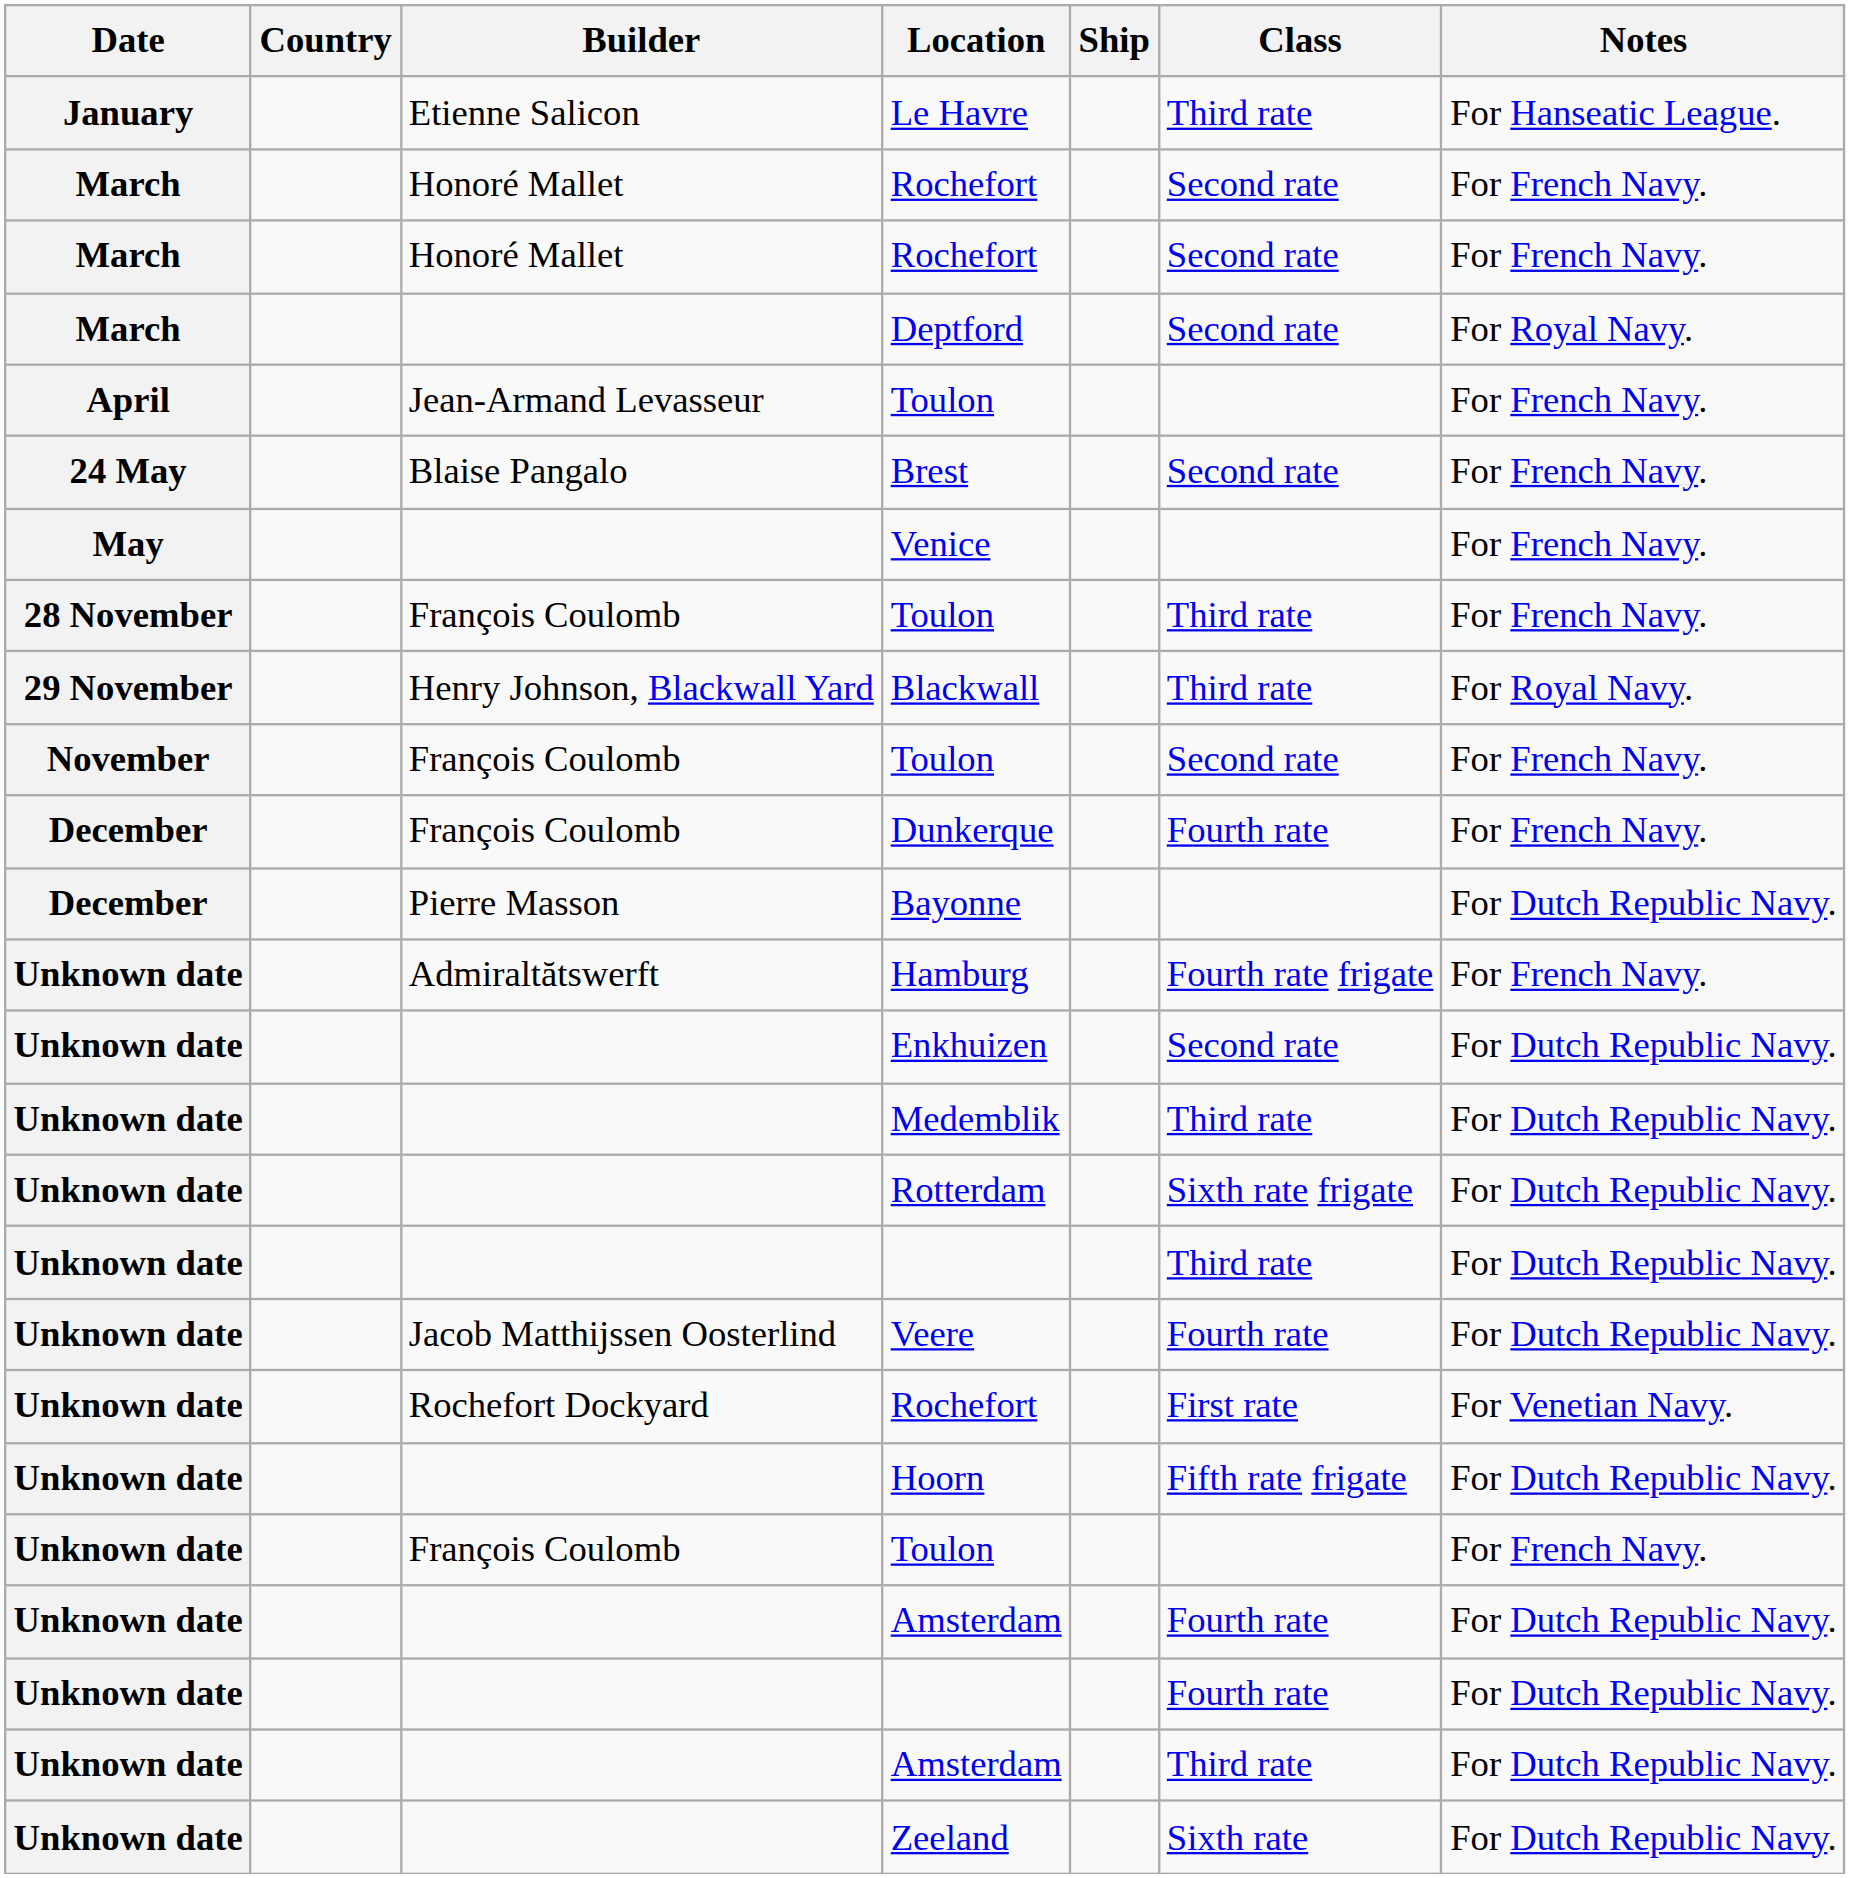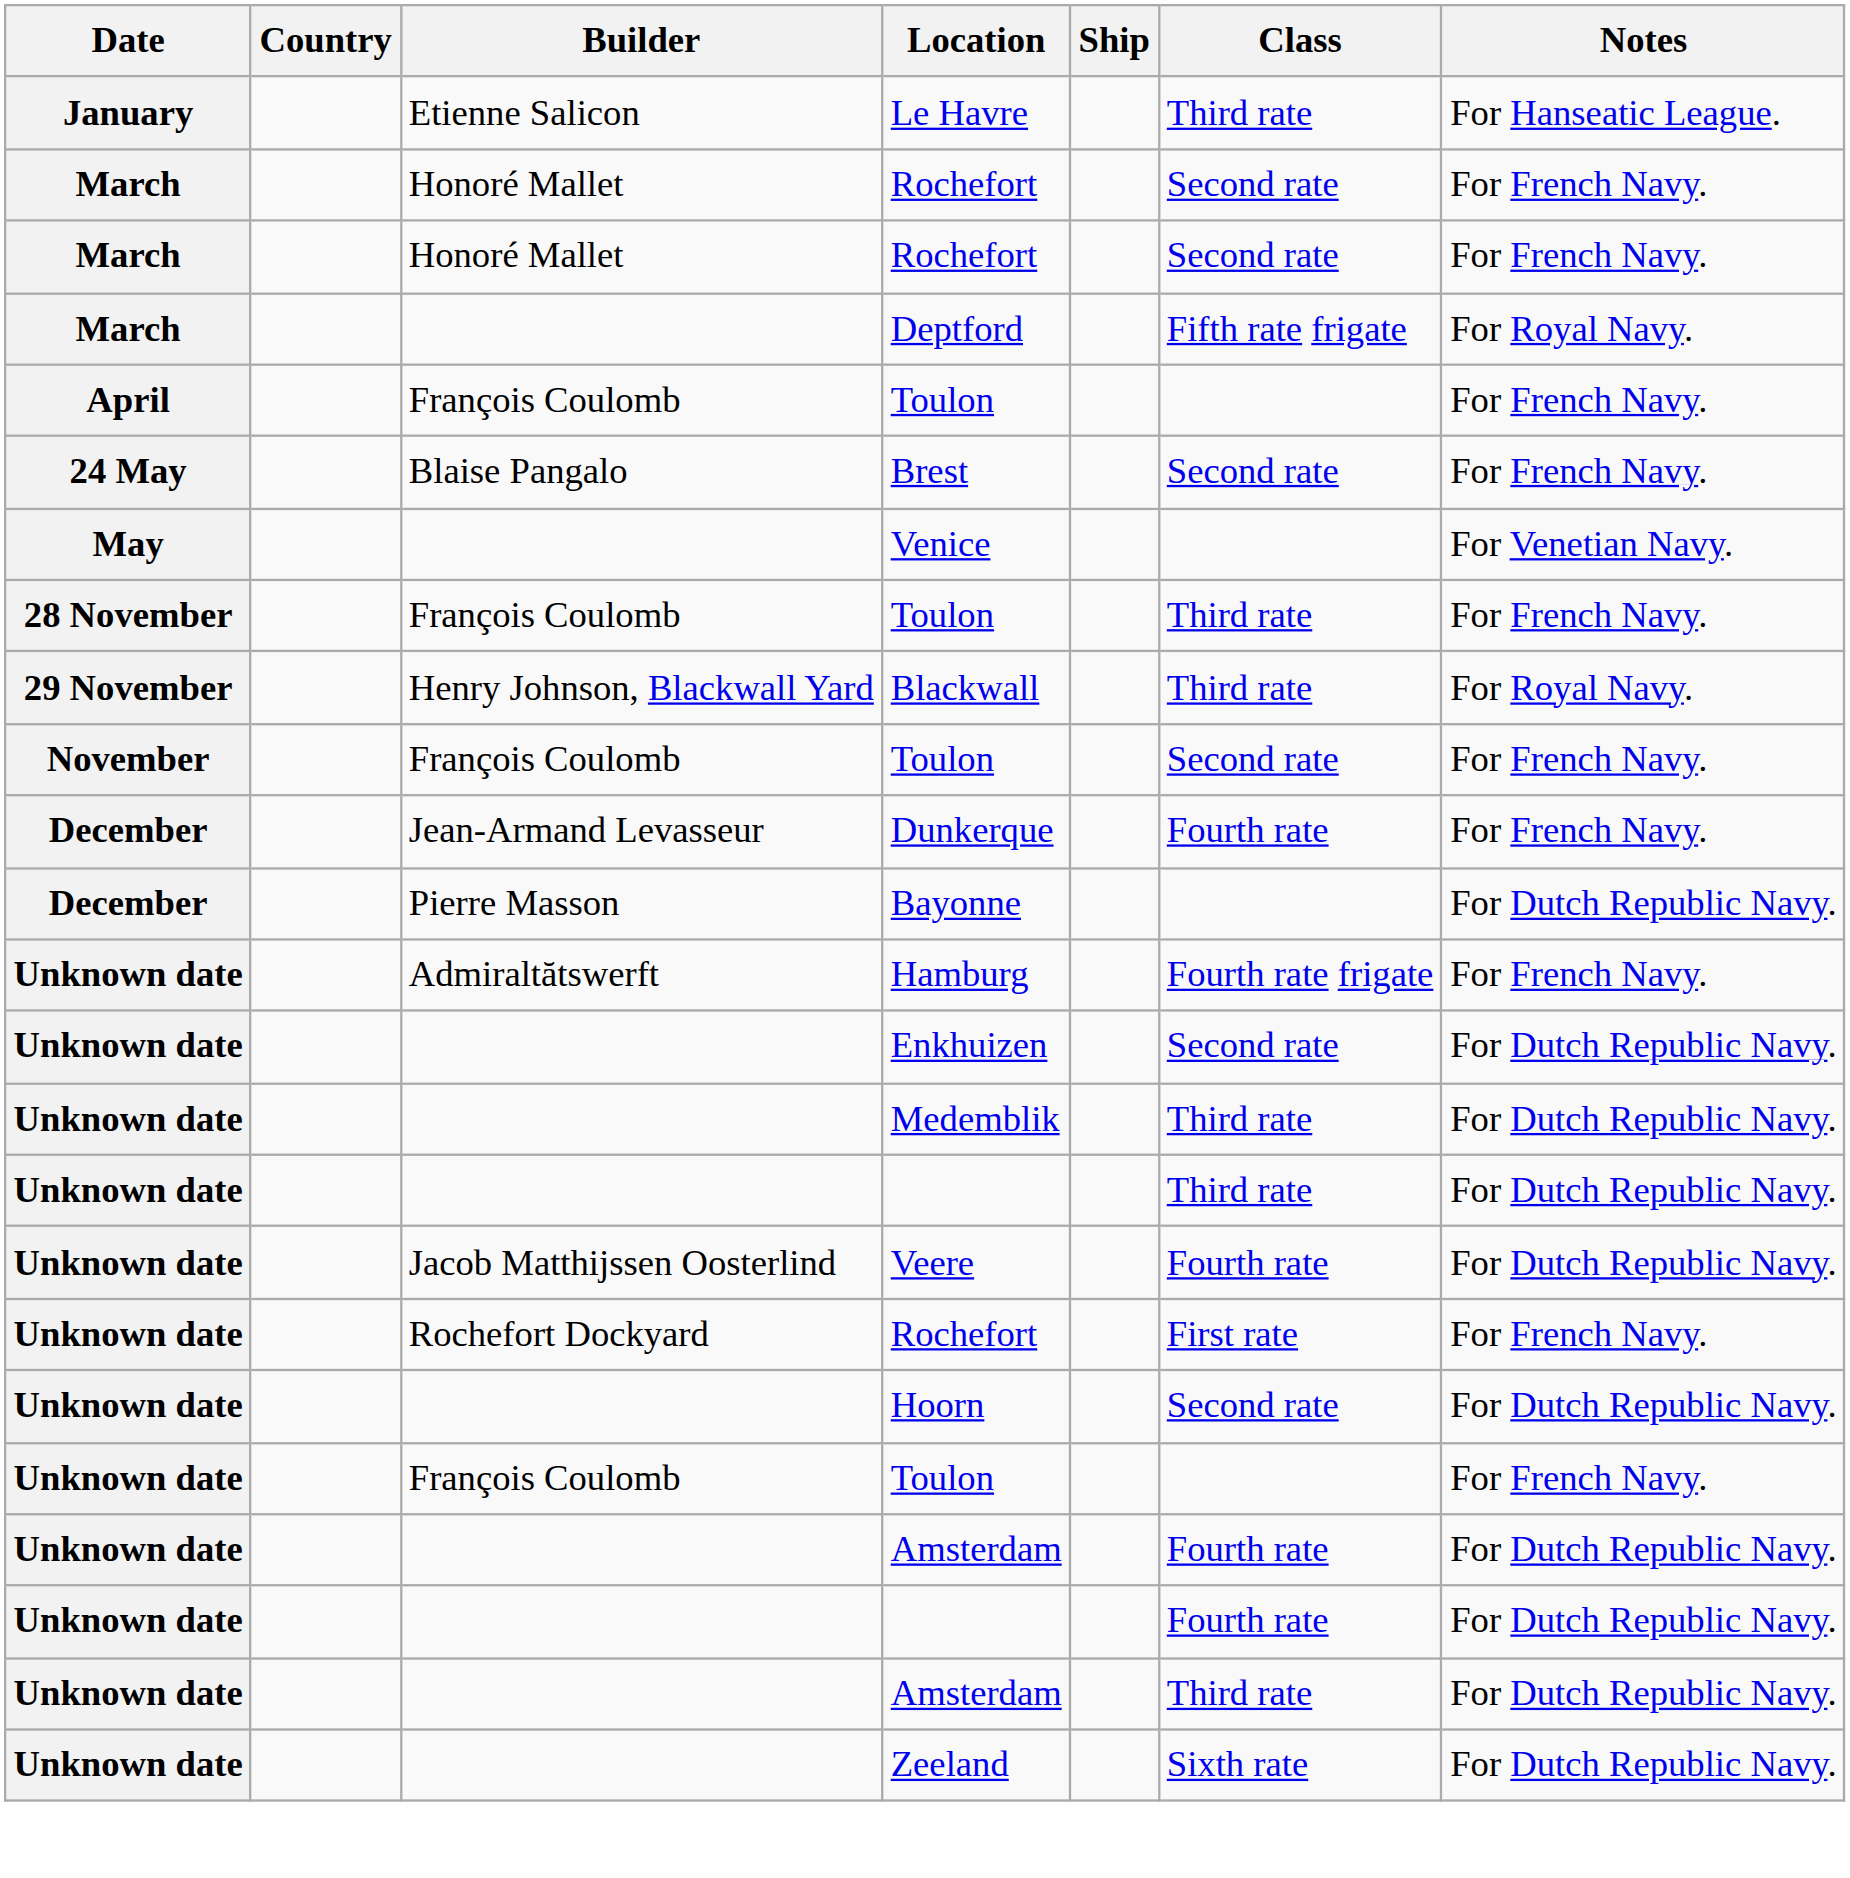(1253, 327) Second rate -> (1287, 327) Fifth rate frigate
(586, 399) Jean-Armand Levasseur -> (545, 399) François Coulomb
(1579, 543) For French Navy. -> (1592, 543) For Venetian Navy.
(545, 830) François Coulomb -> (586, 830) Jean-Armand Levasseur
- row: (128, 1190)
(1592, 1405) For Venetian Navy. -> (1579, 1333) For French Navy.
(1287, 1477) Fifth rate frigate -> (1253, 1405) Second rate
